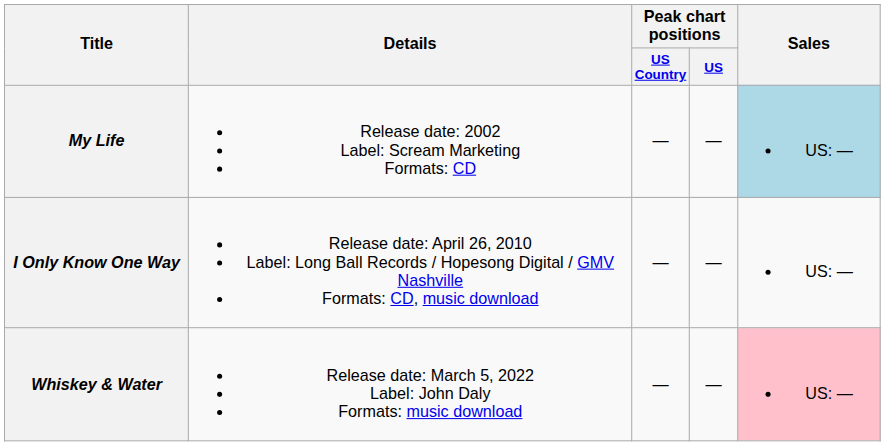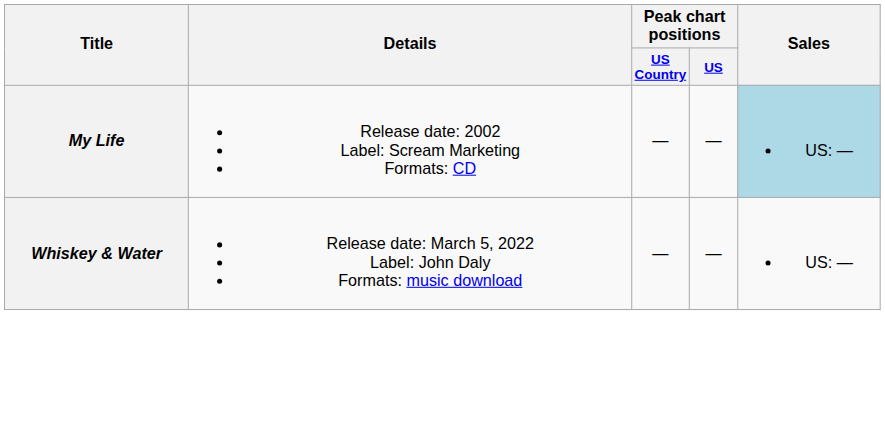- row: (97, 262)
(809, 393) pink background -> (809, 263) no background
